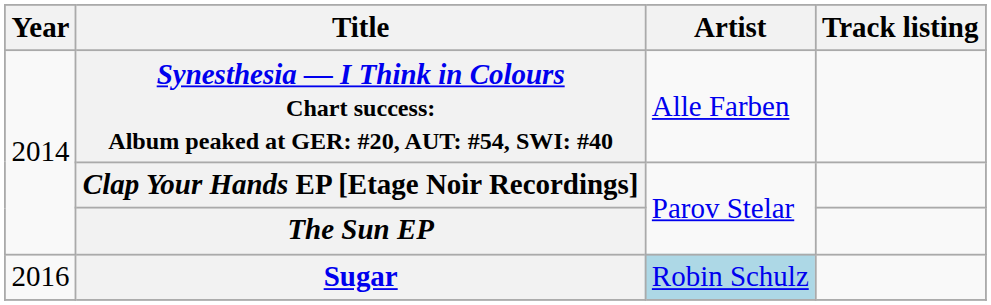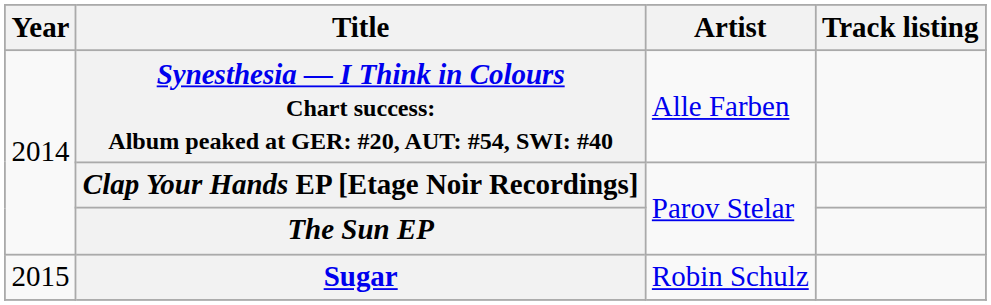(41, 276) 2016 -> (41, 276) 2015
(730, 276) lightblue background -> (730, 276) no background
